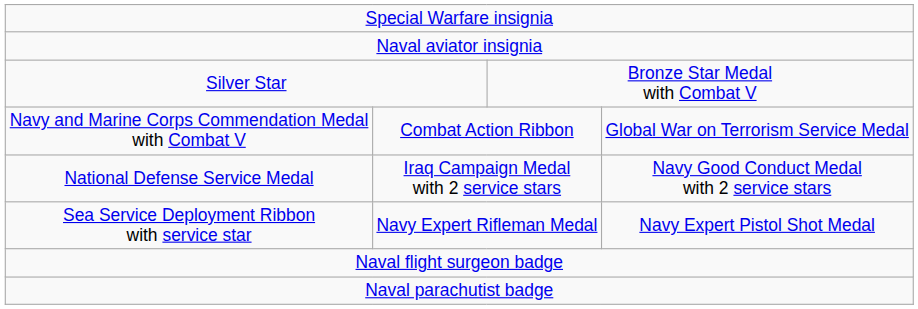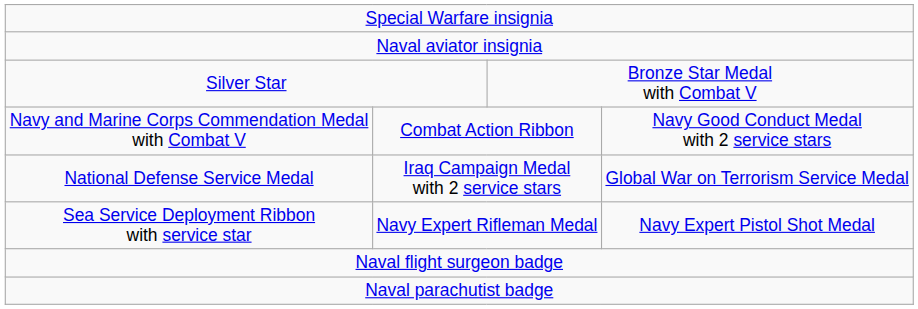(757, 130) Global War on Terrorism Service Medal -> (757, 130) Navy Good Conduct Medal with 2 service stars
(757, 178) Navy Good Conduct Medal with 2 service stars -> (757, 178) Global War on Terrorism Service Medal
